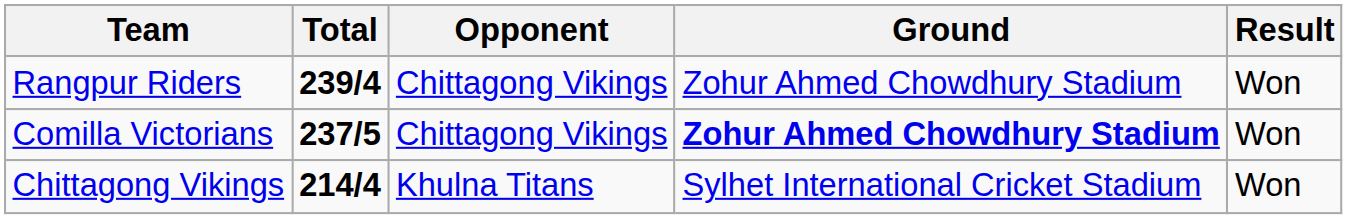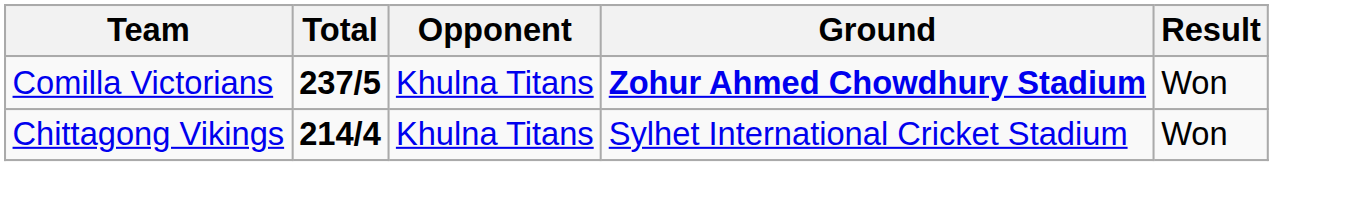- row: (127, 82)
(532, 133) Chittagong Vikings -> (495, 82) Khulna Titans
